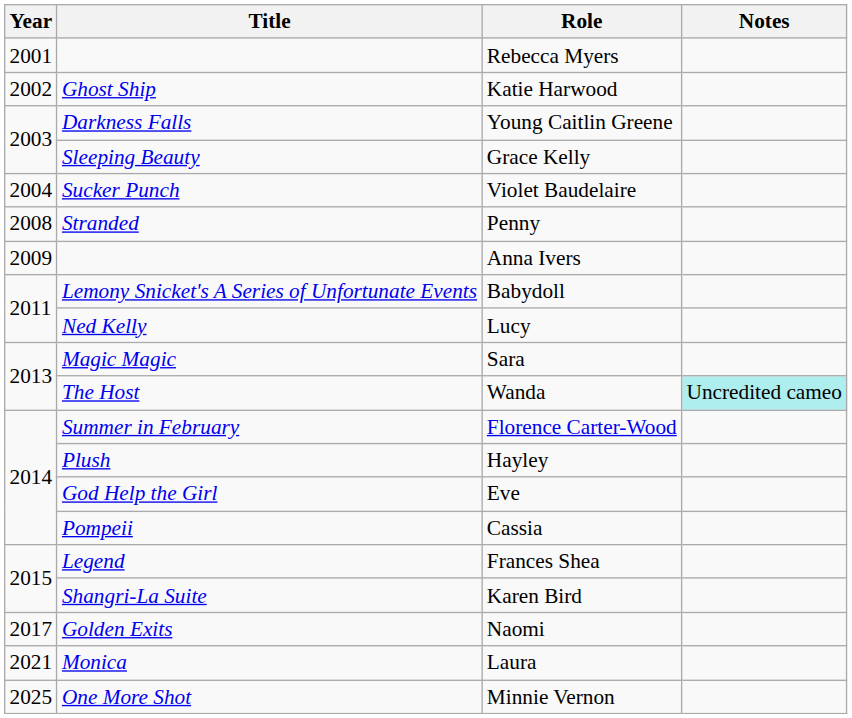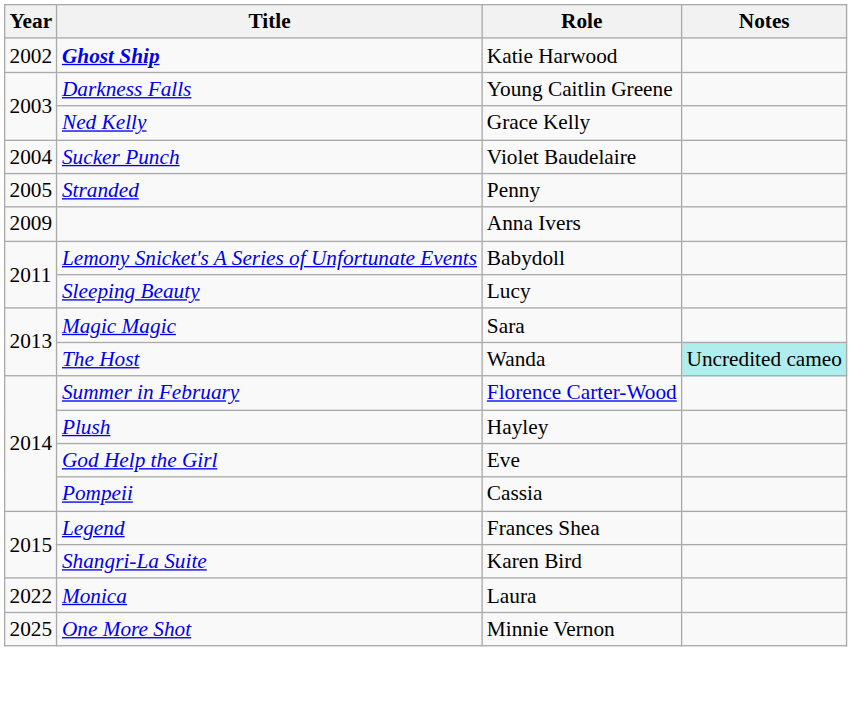- row: (553, 55)
(109, 88) normal -> (111, 55) bold
(131, 156) Sleeping Beauty -> (104, 122) Ned Kelly
(31, 223) 2008 -> (31, 190) 2005
(104, 325) Ned Kelly -> (131, 291) Sleeping Beauty
- row: (516, 628)
(31, 662) 2021 -> (31, 595) 2022
